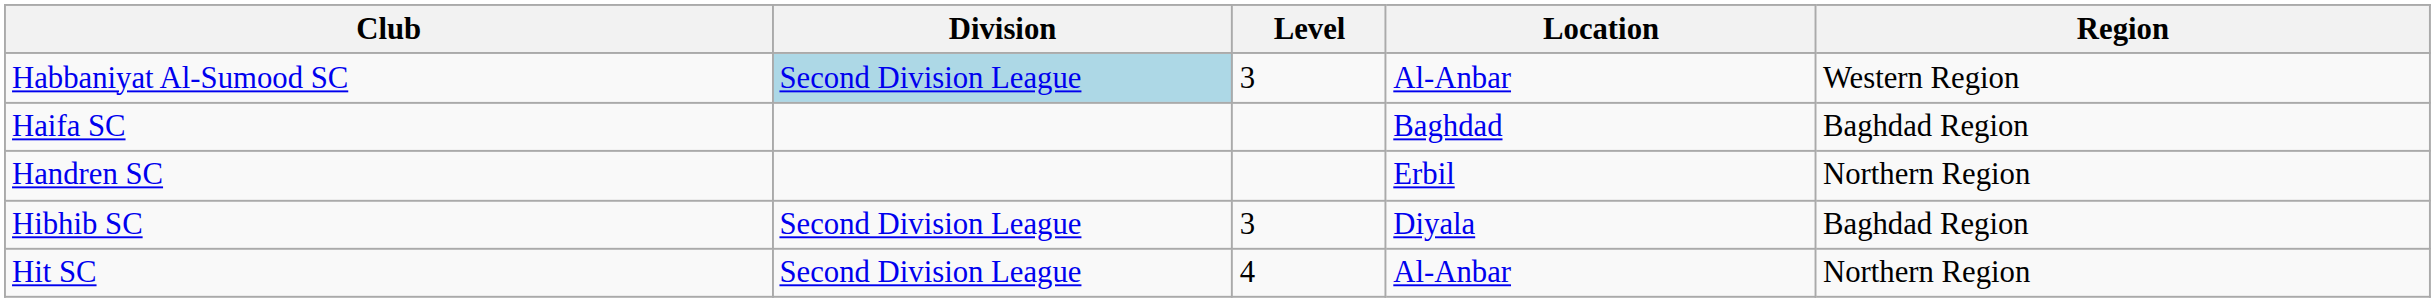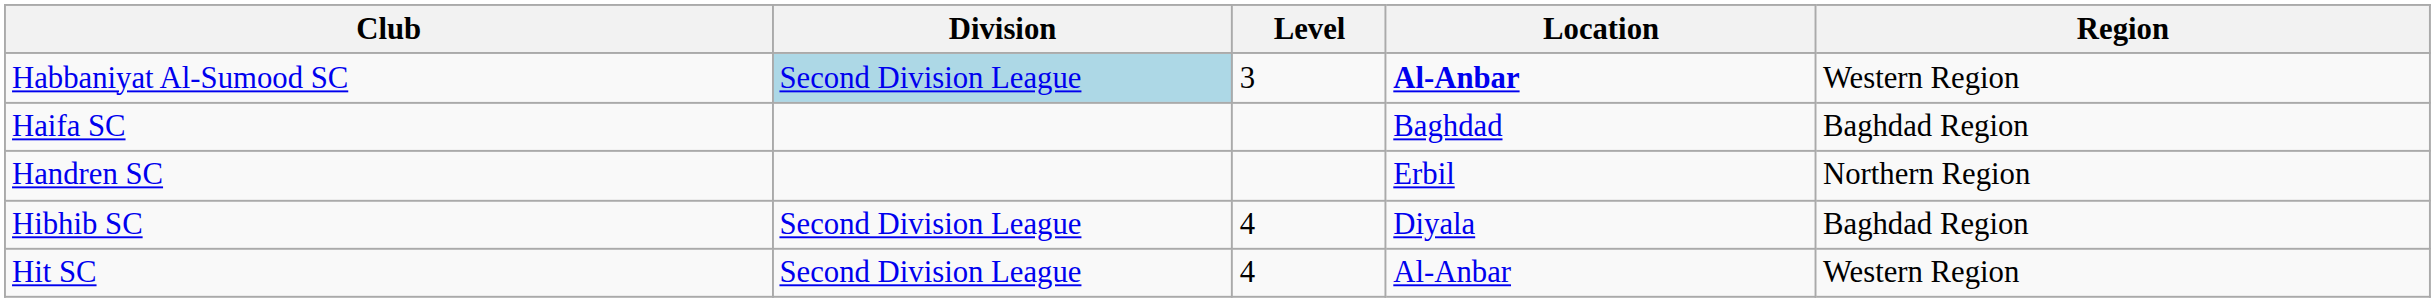(1452, 77) normal -> (1456, 77) bold
(1248, 223) 3 -> (1248, 223) 4
(1927, 272) Northern Region -> (1921, 272) Western Region
